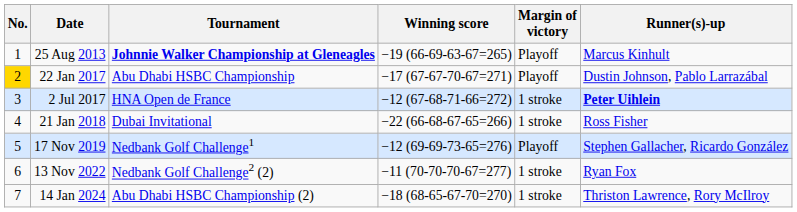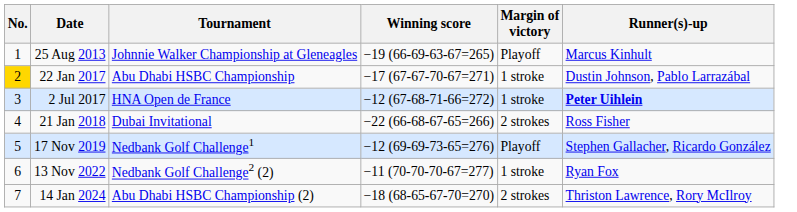(243, 54) bold -> (235, 54) normal
(538, 77) Playoff -> (522, 77) 1 stroke
(540, 122) 1 stroke -> (525, 122) 2 strokes
(540, 195) 1 stroke -> (525, 195) 2 strokes
